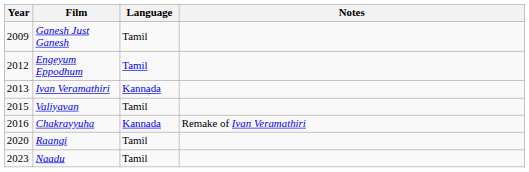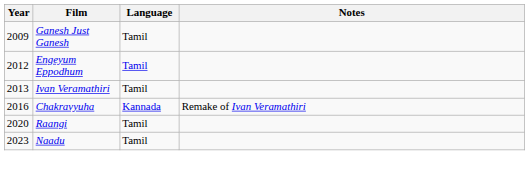(142, 89) Kannada -> (135, 89) Tamil
- row: (57, 106)
